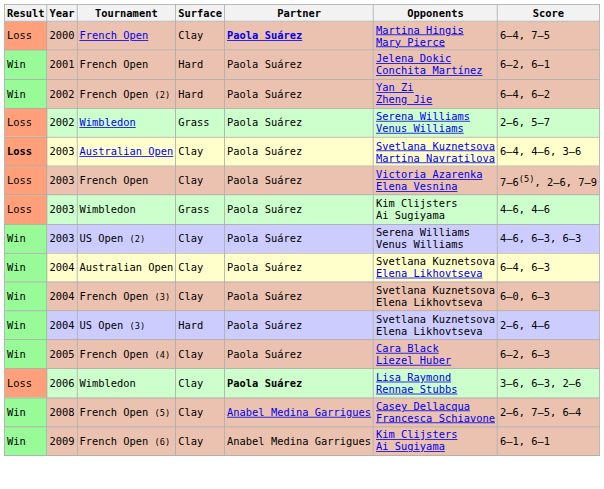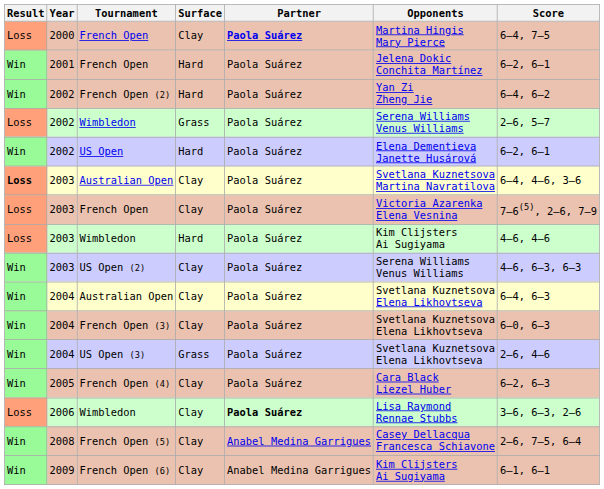+ row: (62, 152)
(194, 210) Grass -> (191, 238) Hard
(191, 325) Hard -> (194, 354) Grass
